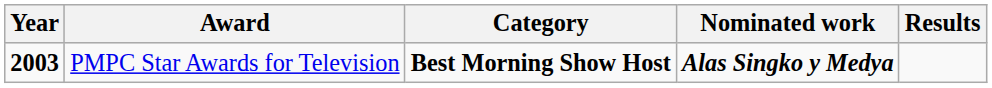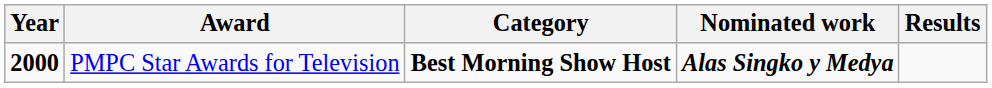(35, 62) 2003 -> (35, 62) 2000
